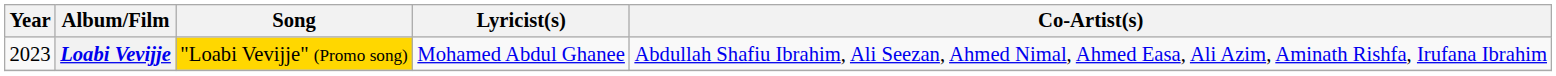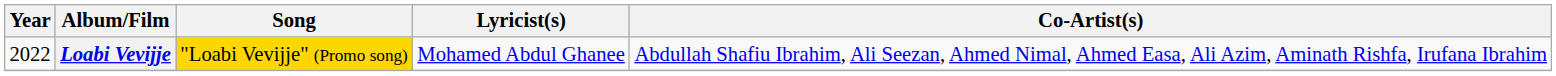(30, 53) 2023 -> (30, 53) 2022
